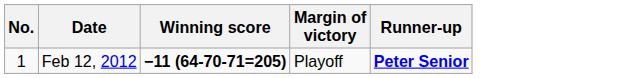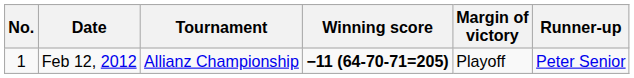+ column: (221, 26)
(421, 61) bold -> (581, 61) normal
